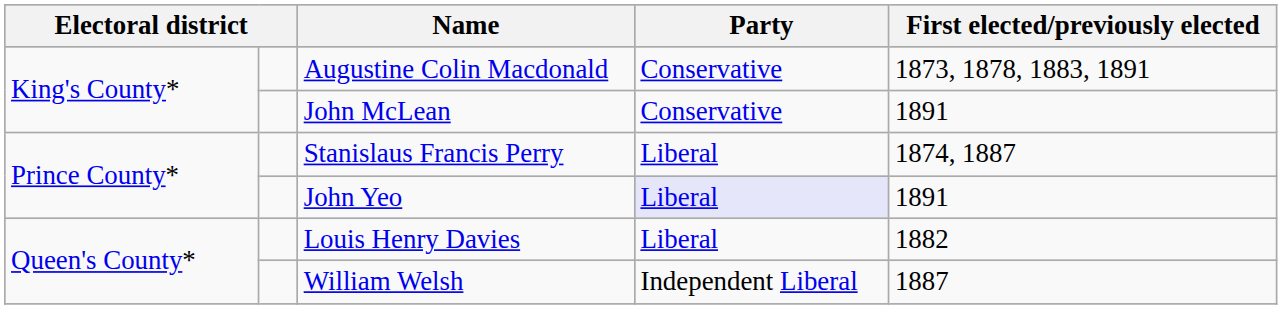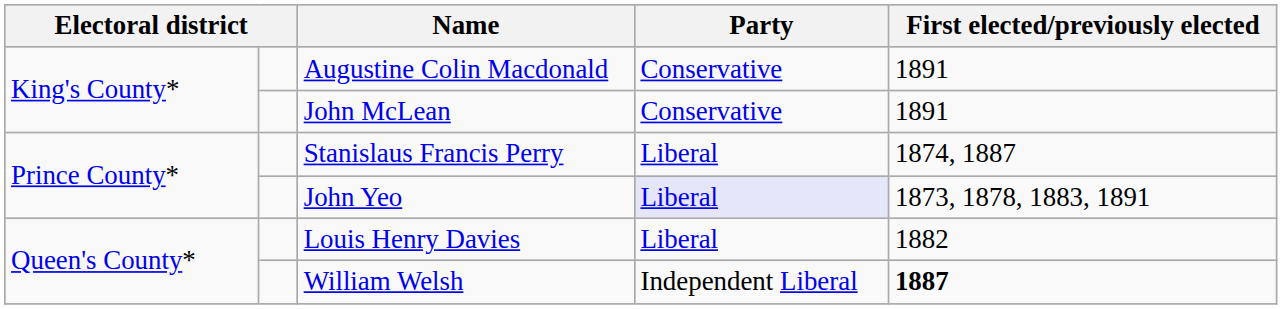(1023, 68) 1873, 1878, 1883, 1891 -> (922, 68) 1891
(922, 196) 1891 -> (1023, 196) 1873, 1878, 1883, 1891
(922, 281) normal -> (922, 281) bold
